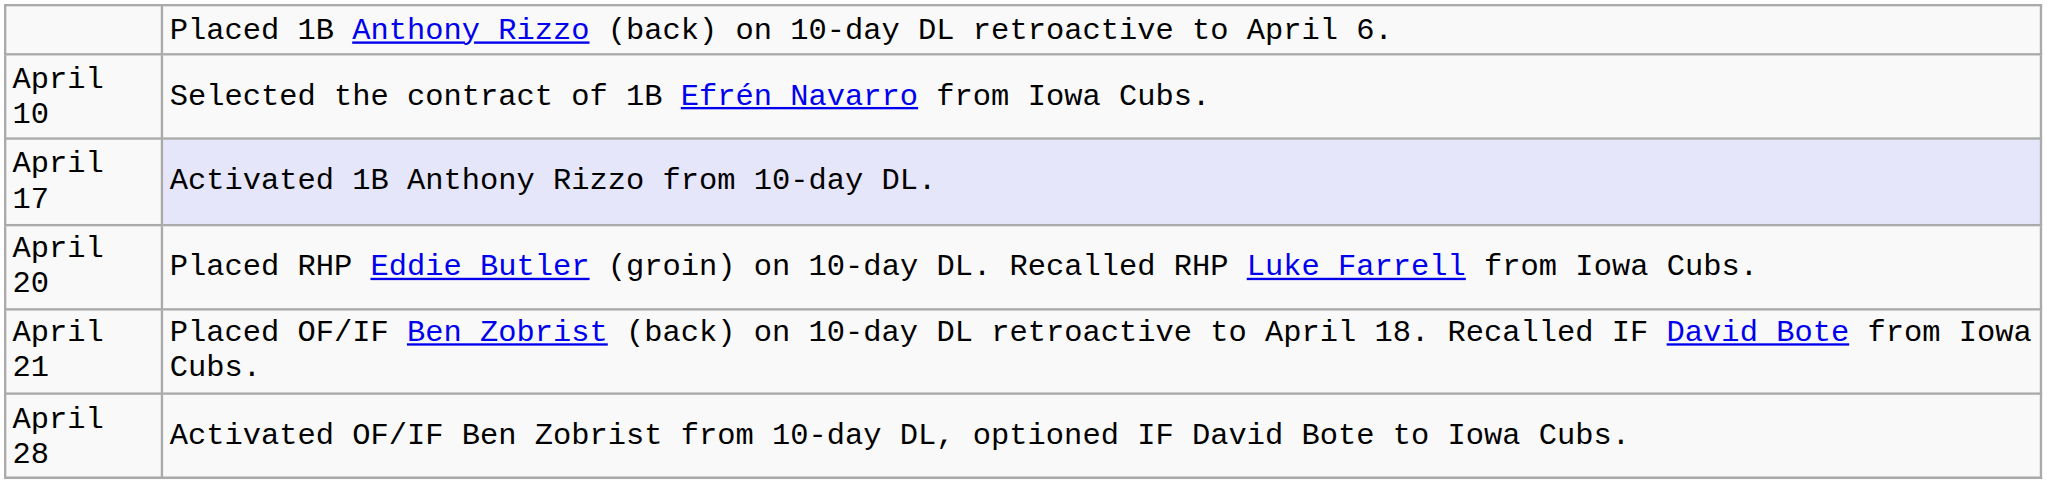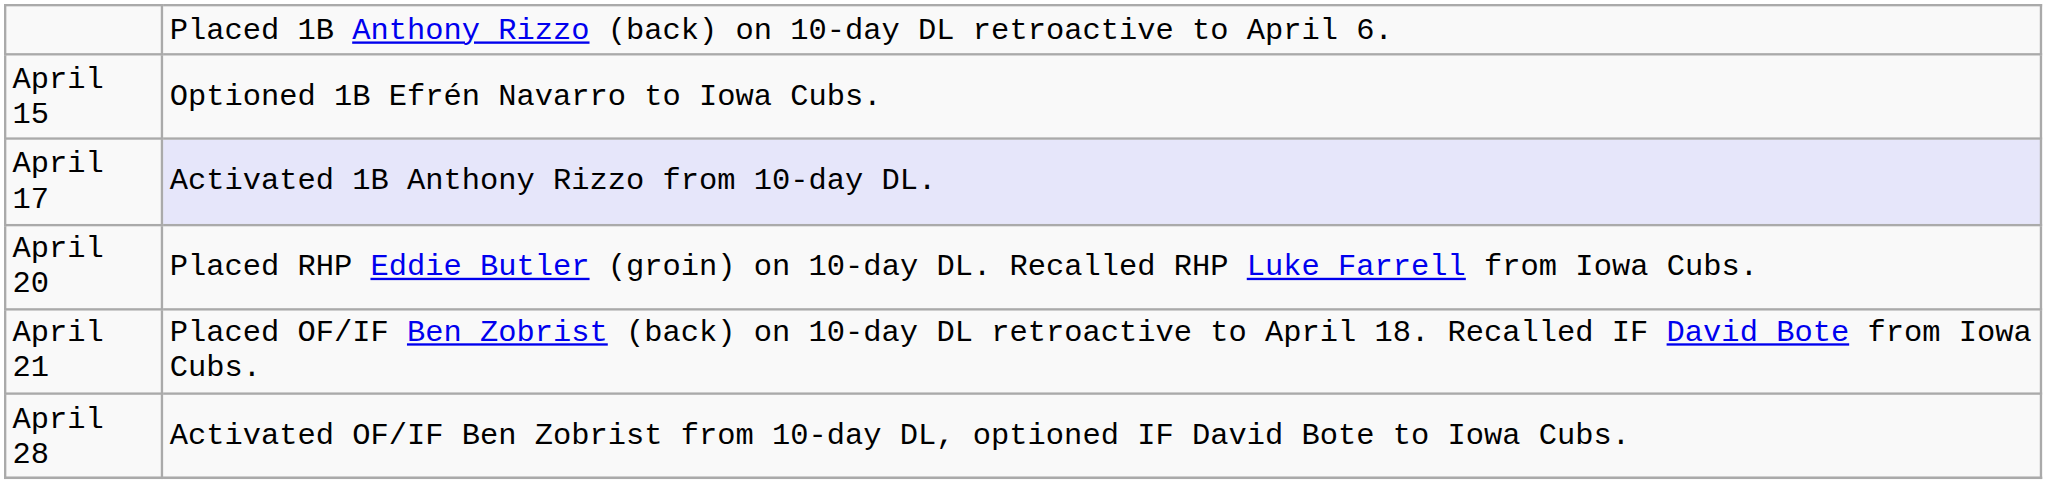- row: (58, 97)
+ row: (58, 97)
